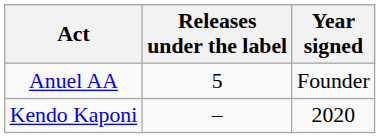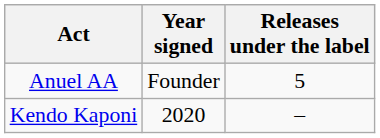columns swapped: (333, 33) <-> (217, 33)
